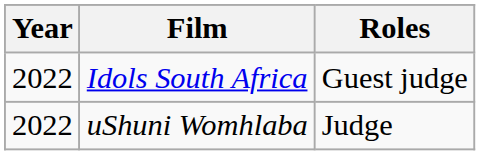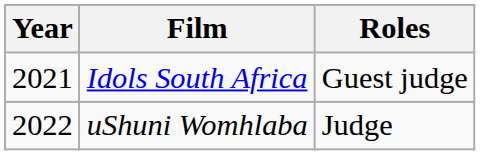(42, 76) 2022 -> (42, 76) 2021
